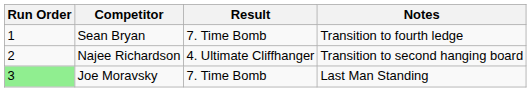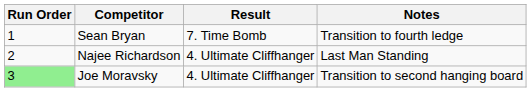(422, 55) Transition to second hanging board -> (374, 55) Last Man Standing
(226, 76) 7. Time Bomb -> (250, 76) 4. Ultimate Cliffhanger
(374, 76) Last Man Standing -> (422, 76) Transition to second hanging board
